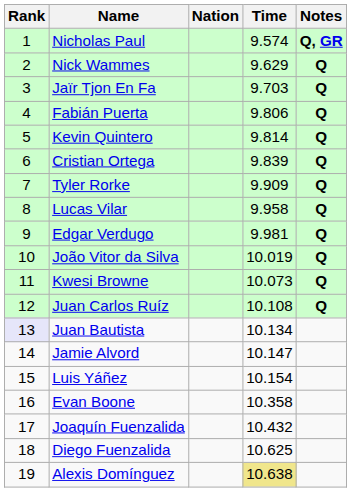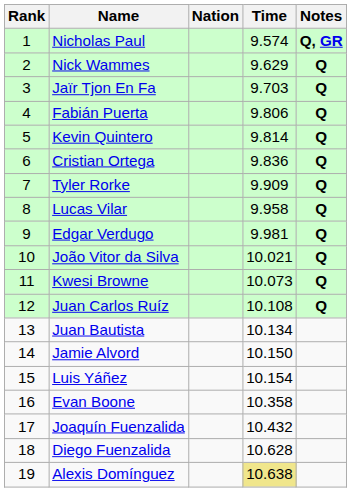(269, 161) 9.839 -> (269, 161) 9.836
(269, 257) 10.019 -> (269, 257) 10.021
(27, 329) lavender background -> (27, 329) no background
(269, 354) 10.147 -> (269, 354) 10.150
(269, 450) 10.625 -> (269, 450) 10.628
